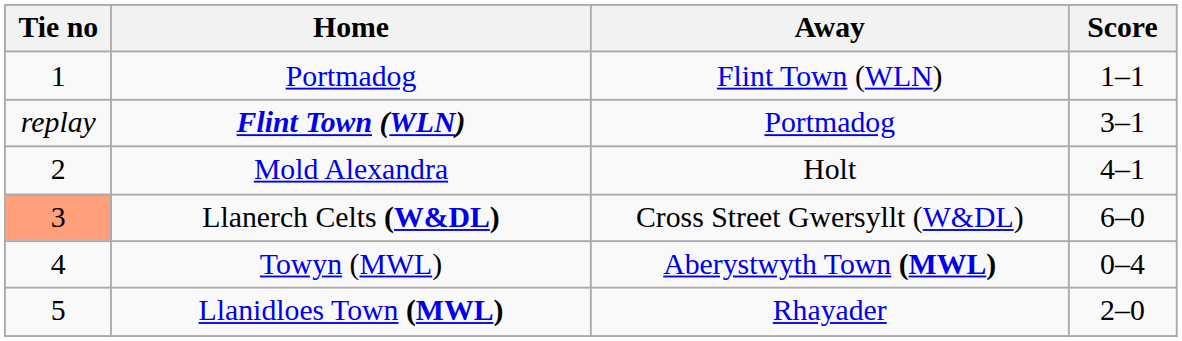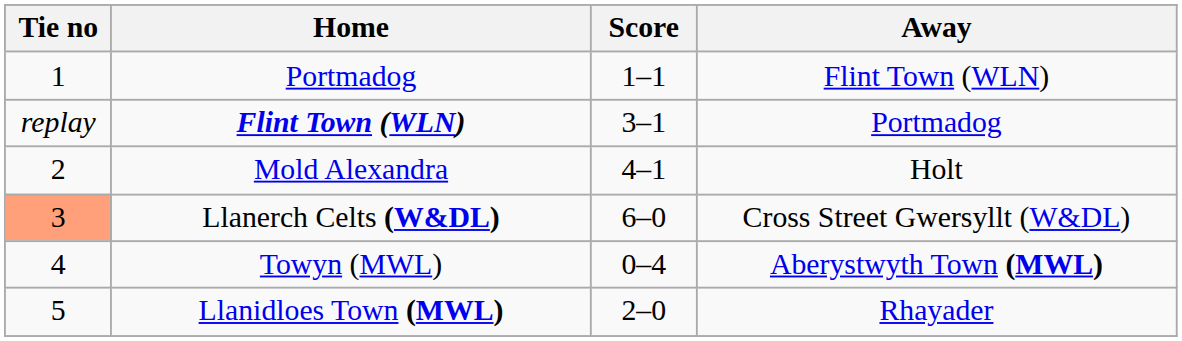columns swapped: (1122, 28) <-> (830, 28)
